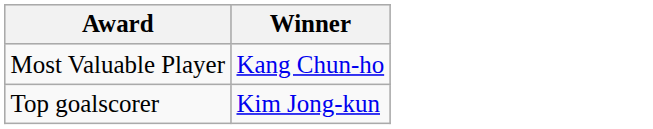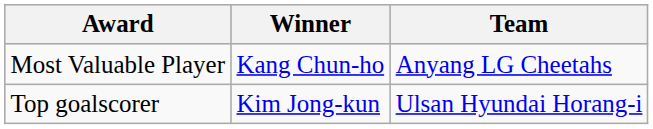+ column: (519, 24)
